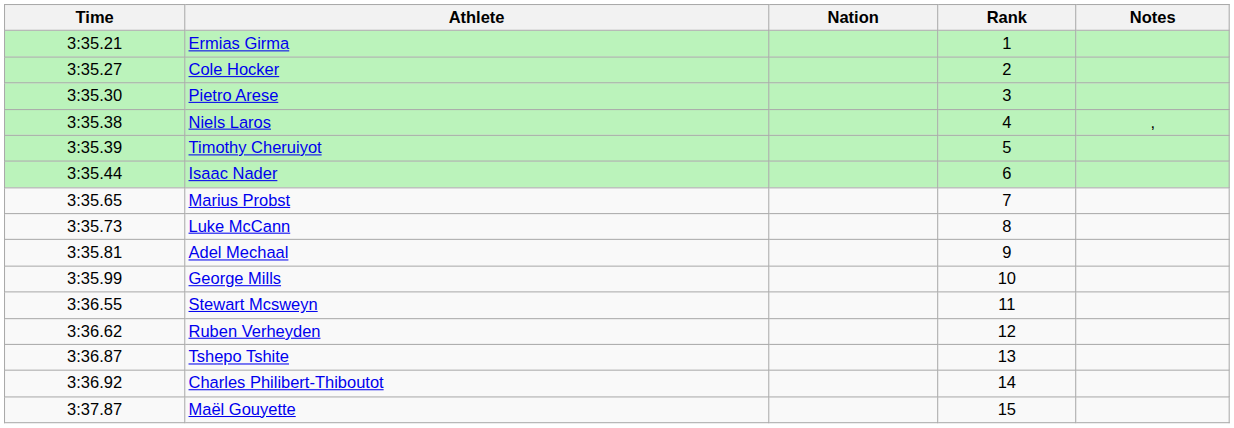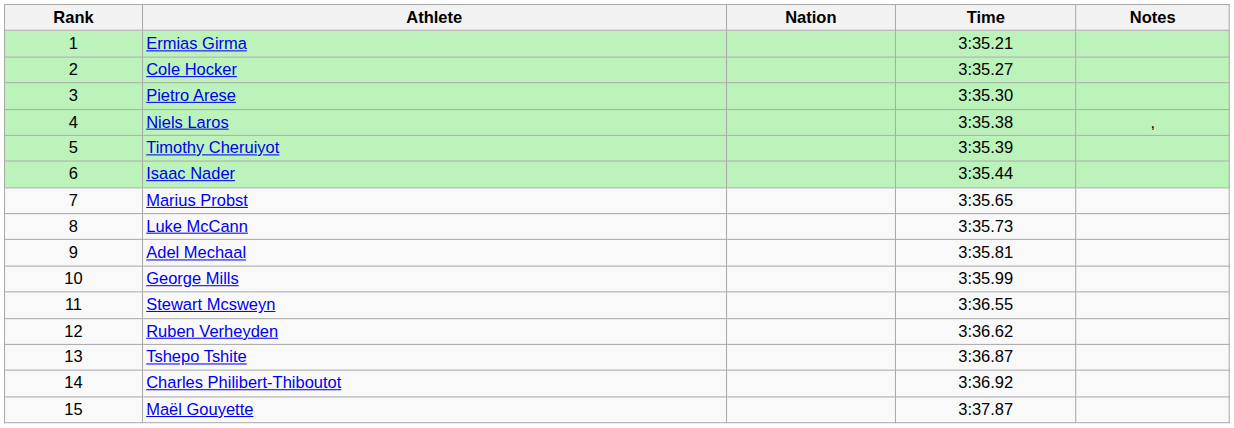columns swapped: (1007, 17) <-> (95, 17)
